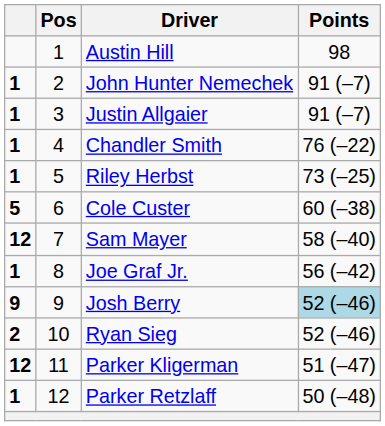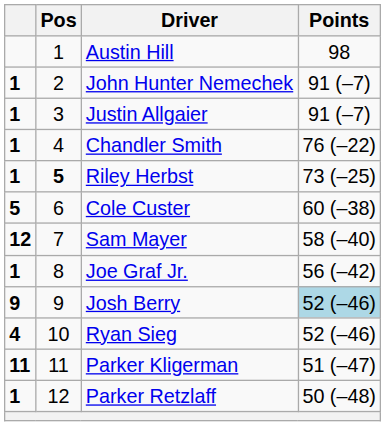(59, 177) normal -> (59, 177) bold
(15, 333) 2 -> (15, 333) 4
(20, 365) 12 -> (20, 365) 11
